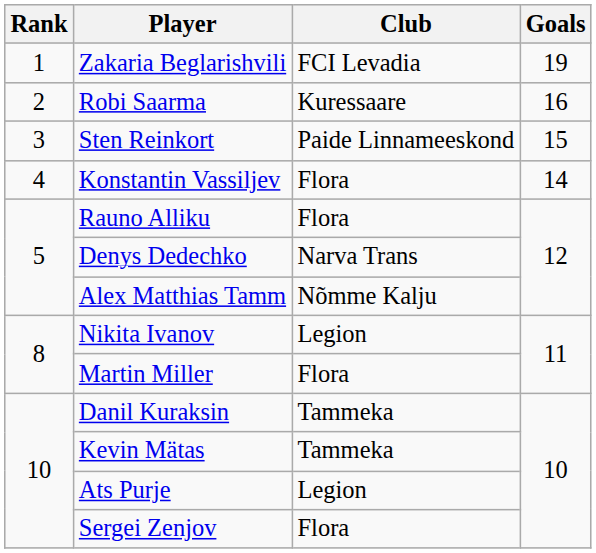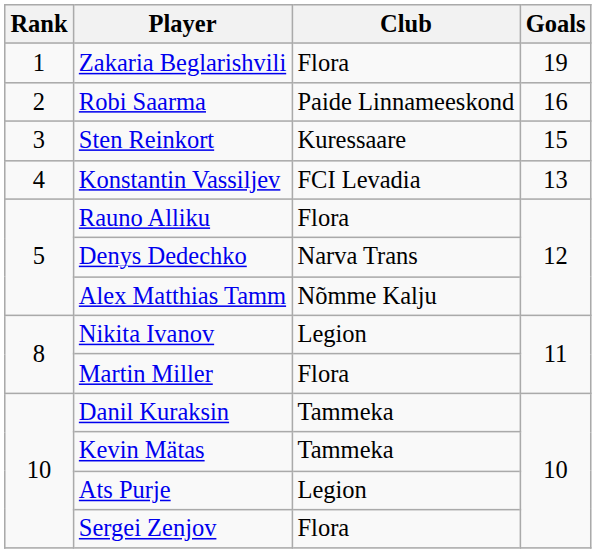(359, 62) FCI Levadia -> (323, 62) Flora
(352, 101) Kuressaare -> (406, 101) Paide Linnameeskond
(406, 140) Paide Linnameeskond -> (352, 140) Kuressaare
(323, 179) Flora -> (359, 179) FCI Levadia
(556, 179) 14 -> (556, 179) 13
